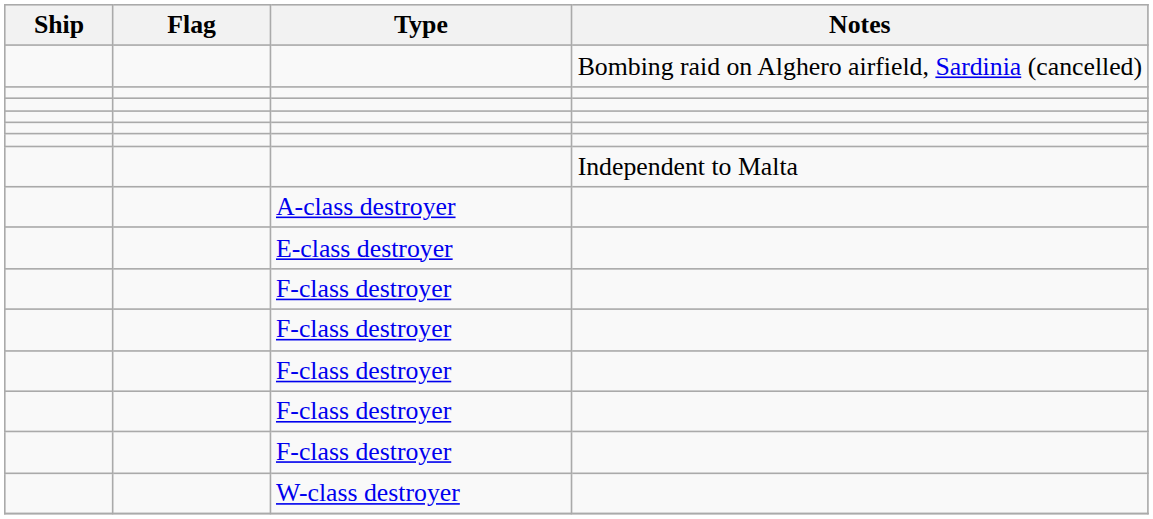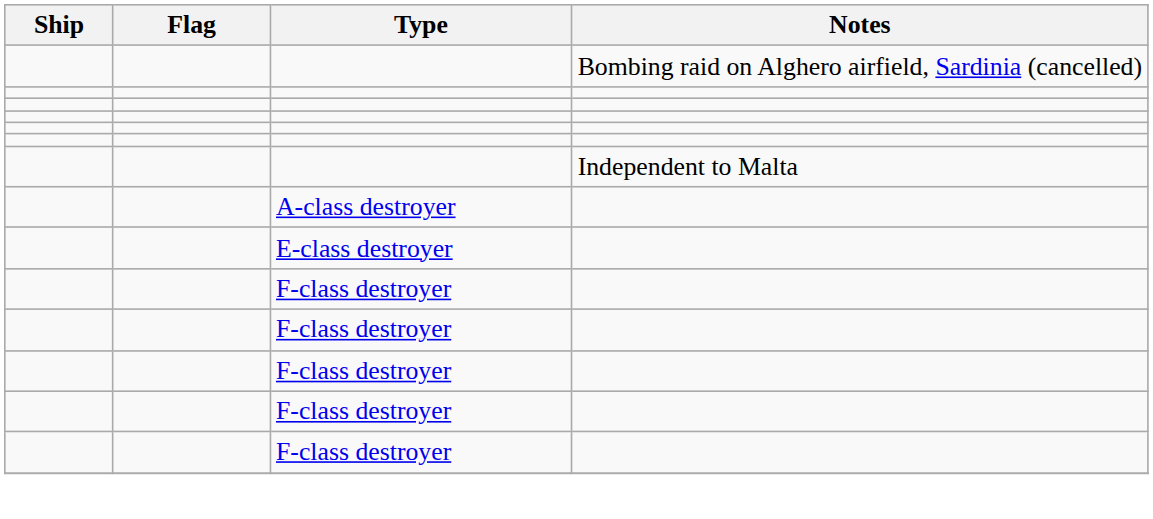- row: (368, 492)
